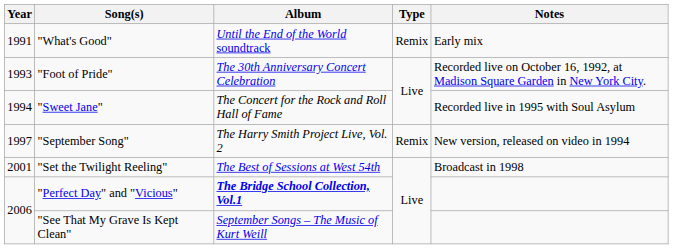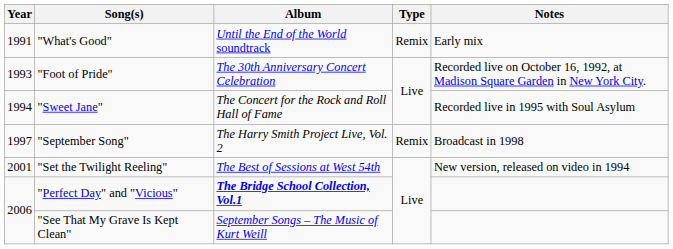(532, 140) New version, released on video in 1994 -> (479, 140) Broadcast in 1998
(479, 167) Broadcast in 1998 -> (532, 167) New version, released on video in 1994
